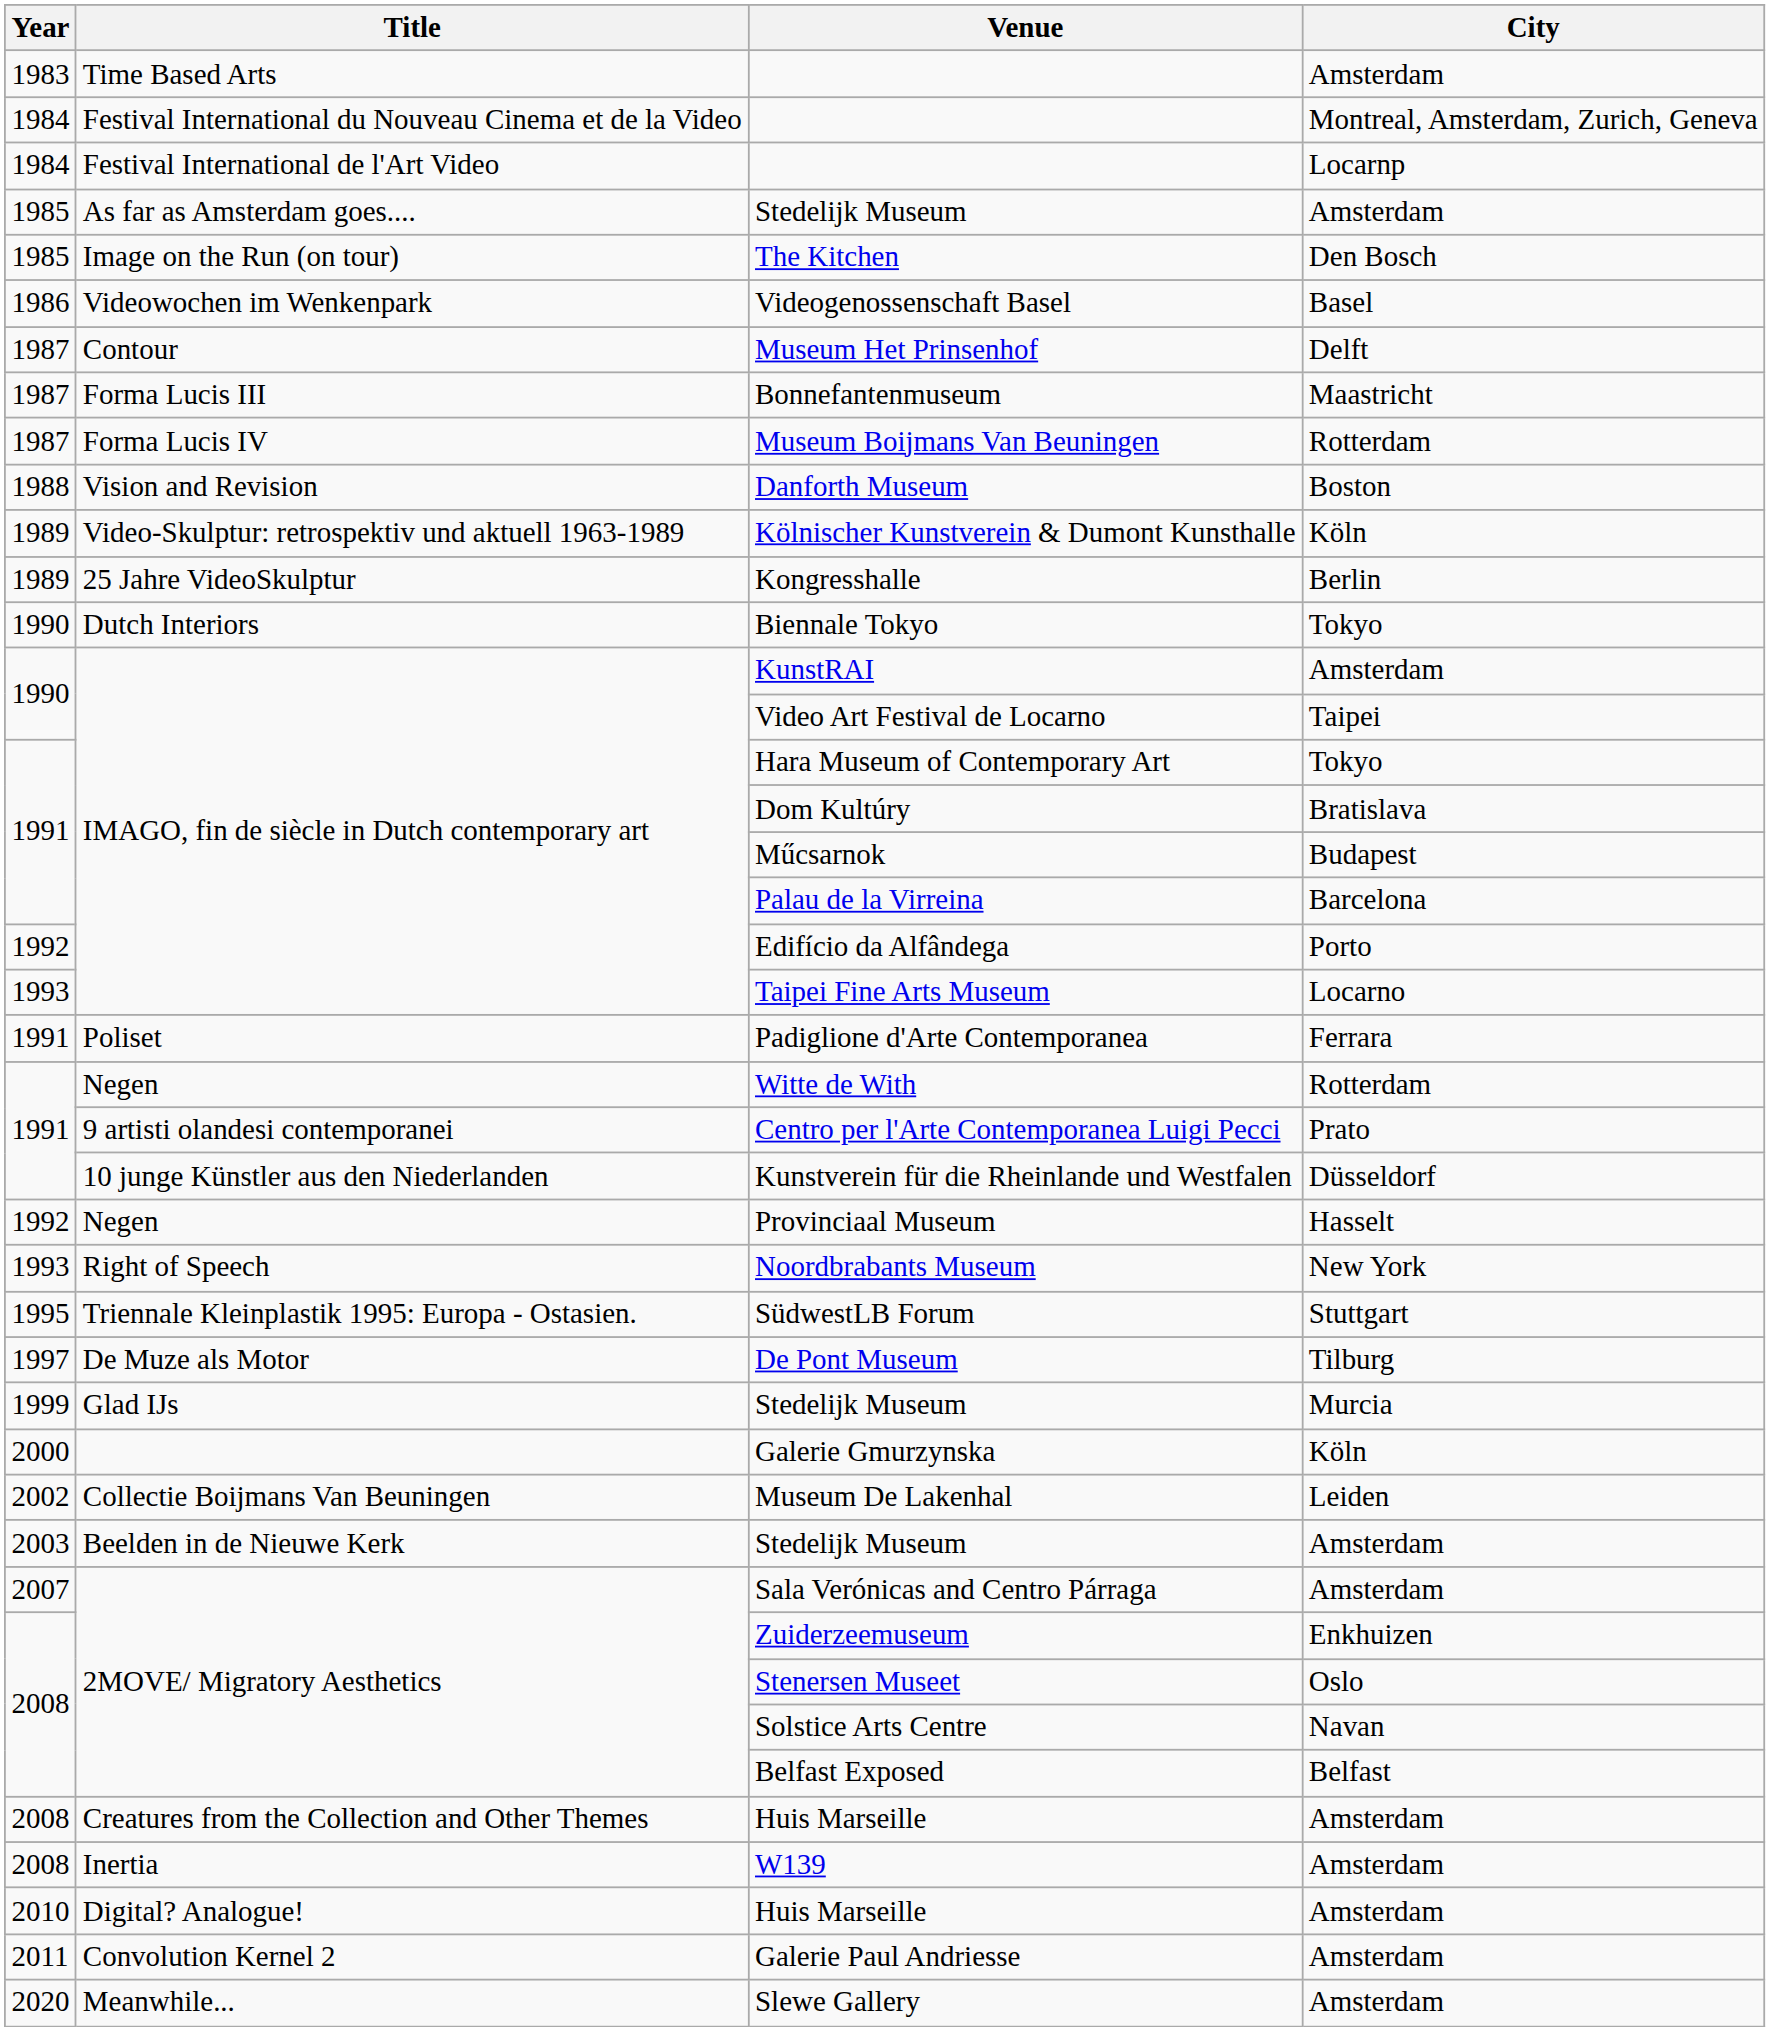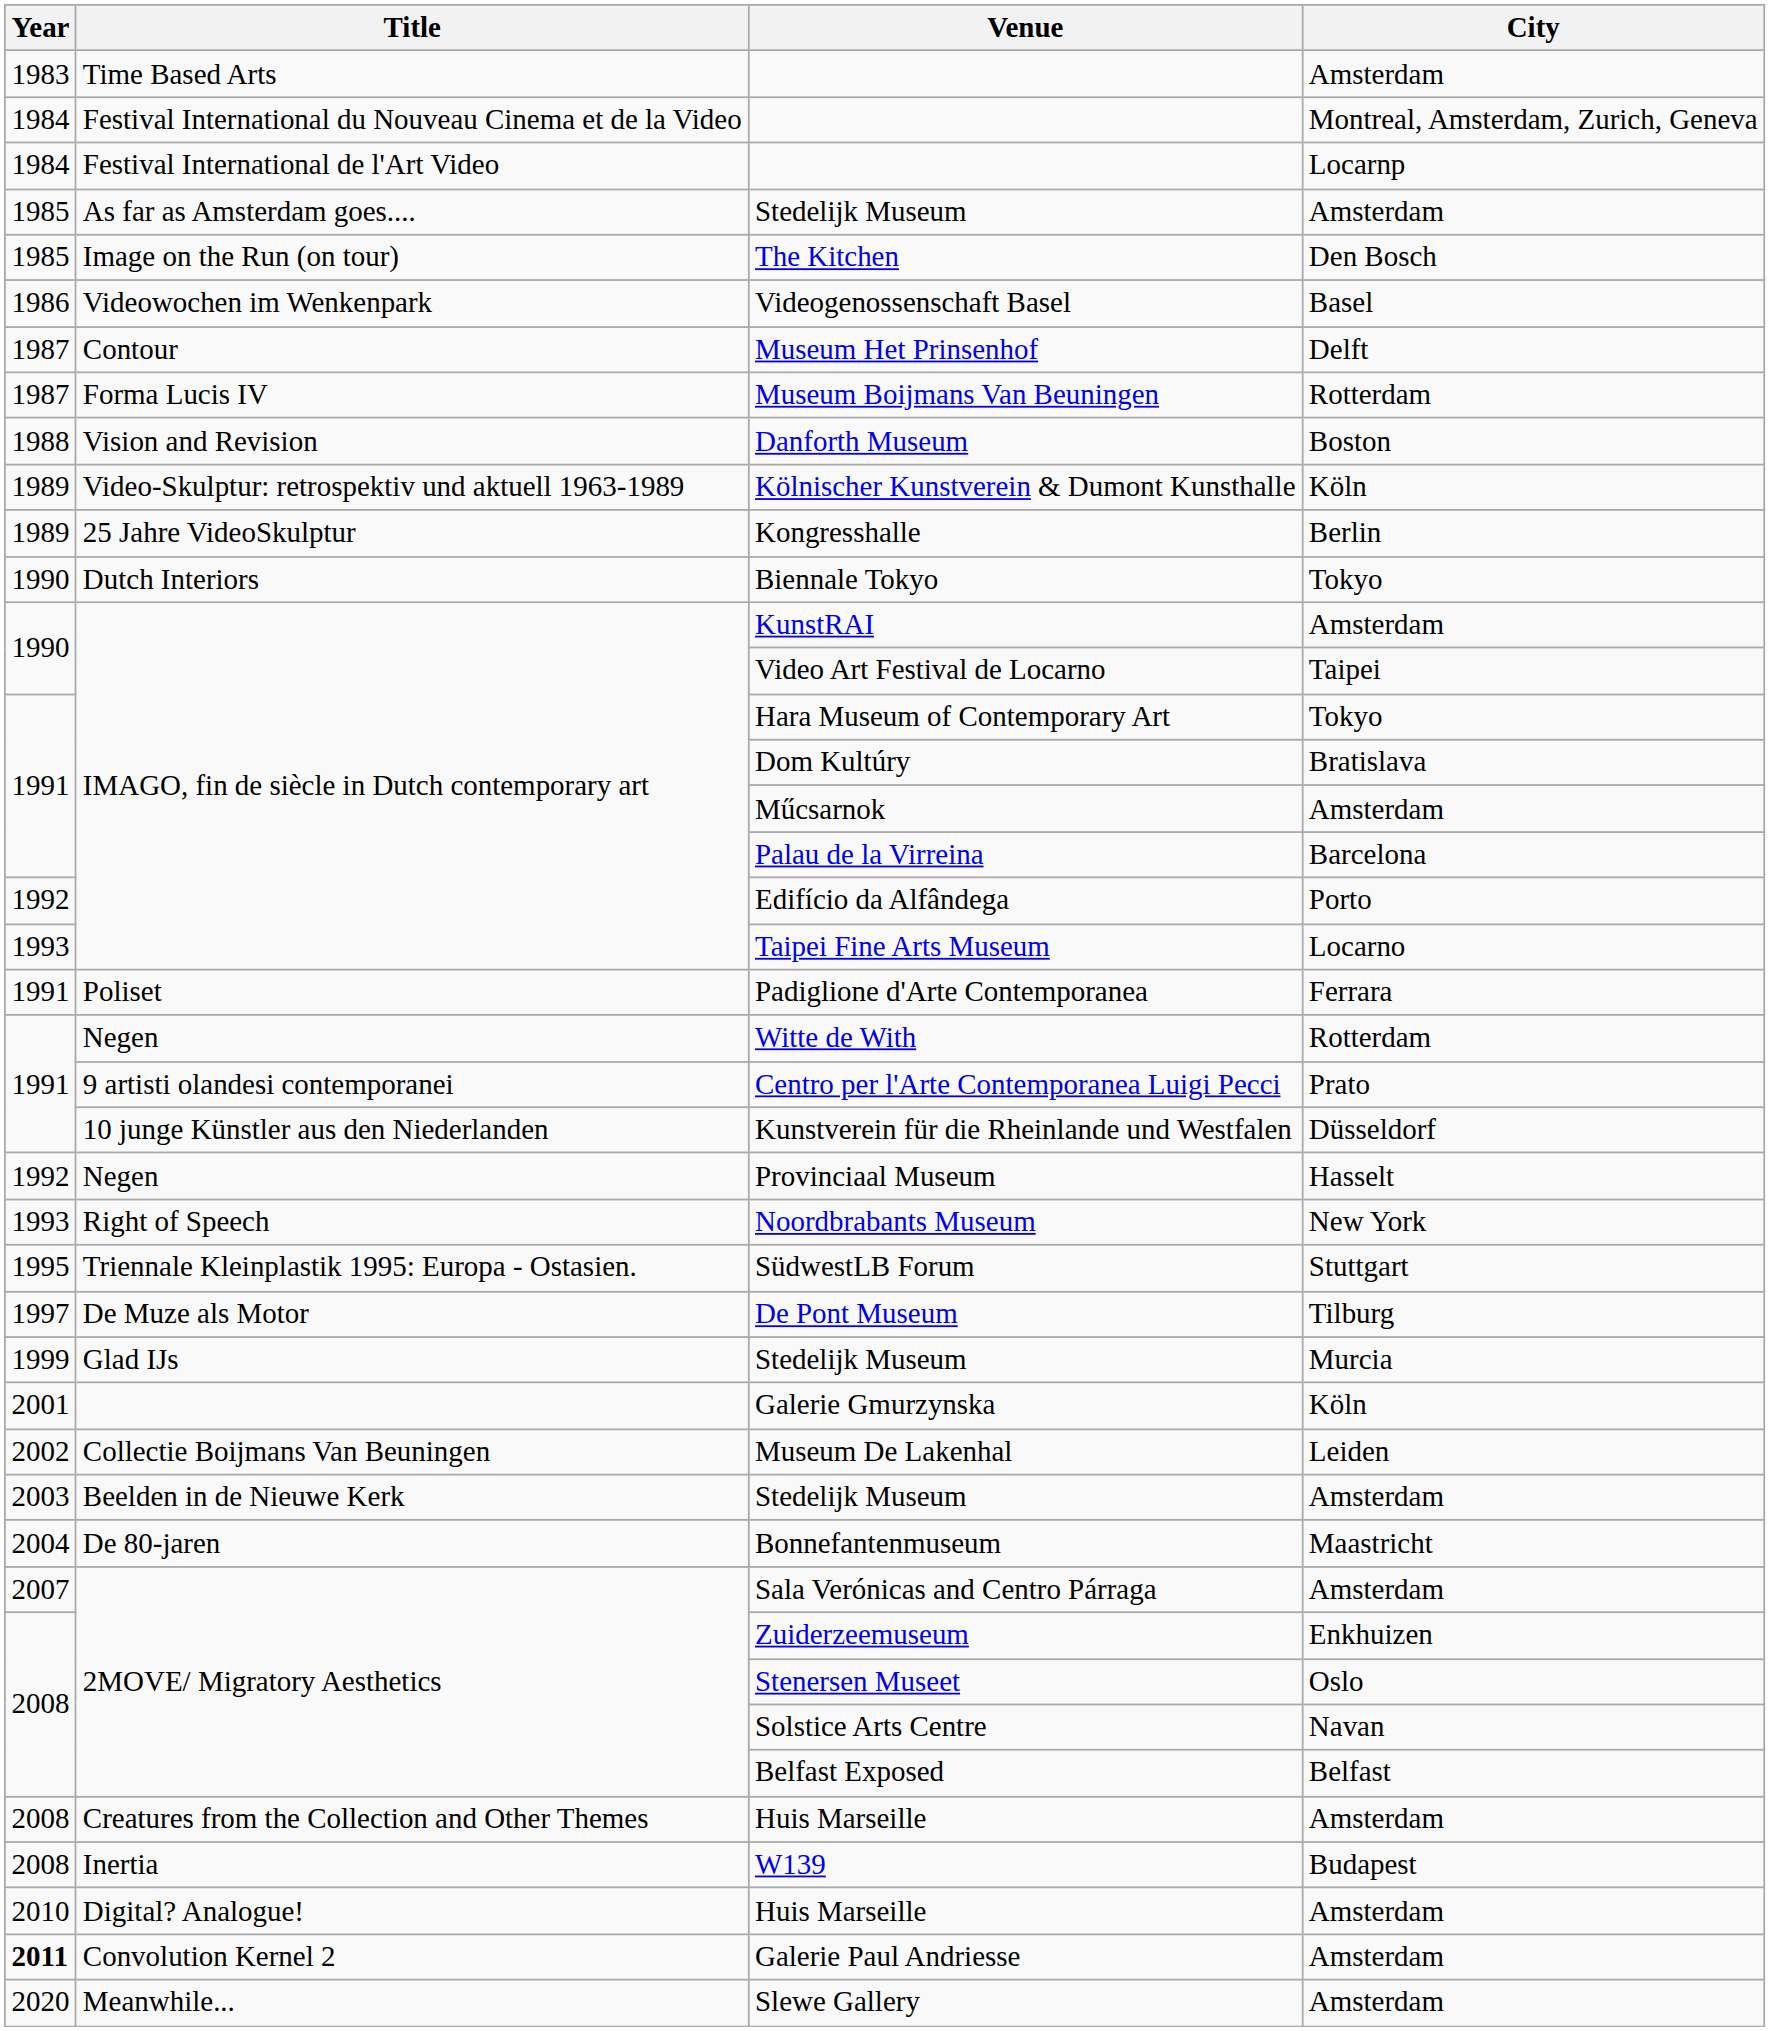- row: (175, 394)
(1363, 854) Budapest -> (1376, 808) Amsterdam
(41, 1451) 2000 -> (41, 1405) 2001
+ row: (152, 1543)
(1376, 1864) Amsterdam -> (1363, 1864) Budapest
(40, 1956) normal -> (40, 1956) bold
